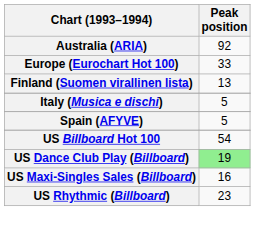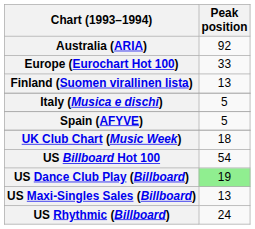+ row: (102, 139)
(224, 177) 16 -> (224, 196) 13
(224, 196) 23 -> (224, 214) 24
